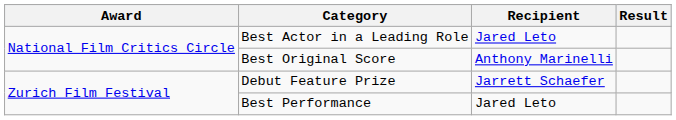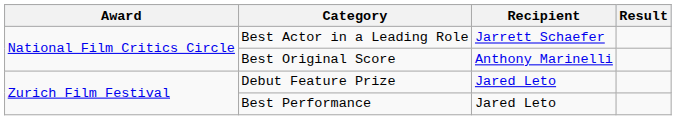(516, 38) Jared Leto -> (540, 38) Jarrett Schaefer
(540, 82) Jarrett Schaefer -> (516, 82) Jared Leto
